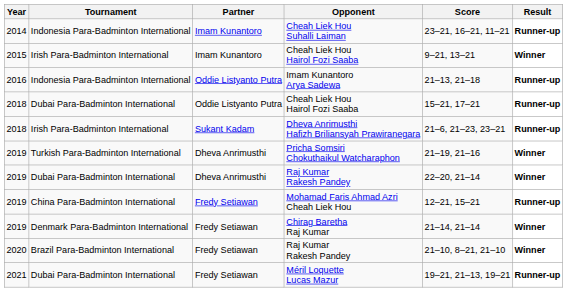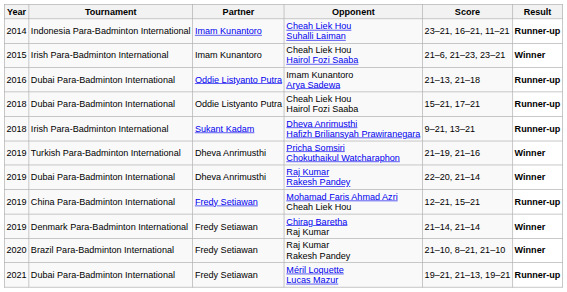(450, 56) 9–21, 13–21 -> (465, 56) 21–6, 21–23, 23–21
(111, 80) Indonesia Para-Badminton International -> (103, 80) Dubai Para-Badminton International
(465, 129) 21–6, 21–23, 23–21 -> (450, 129) 9–21, 13–21
